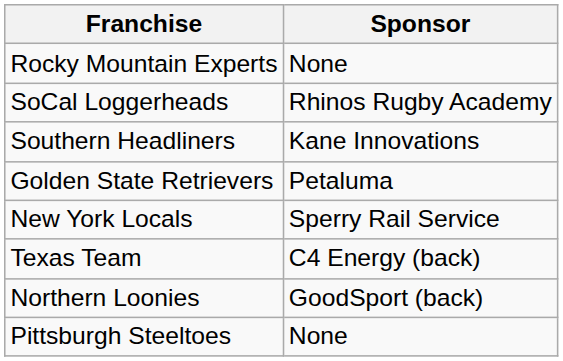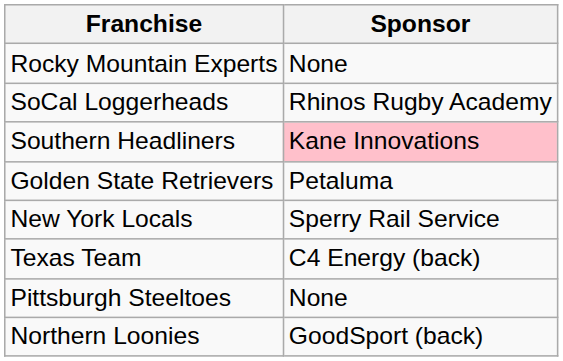(384, 141) no background -> (384, 141) pink background
rows swapped: (105, 297) <-> (121, 336)
